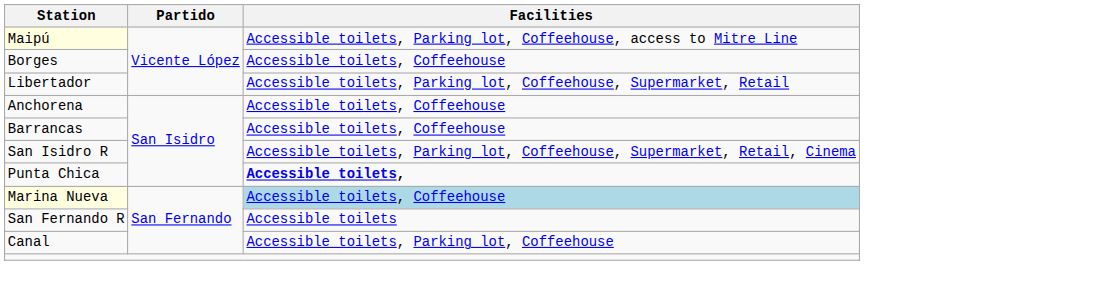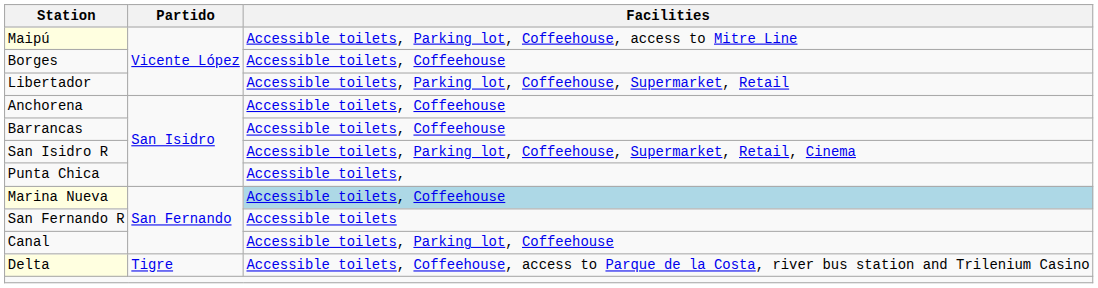(326, 175) bold -> (326, 175) normal
+ row: (29, 265)
